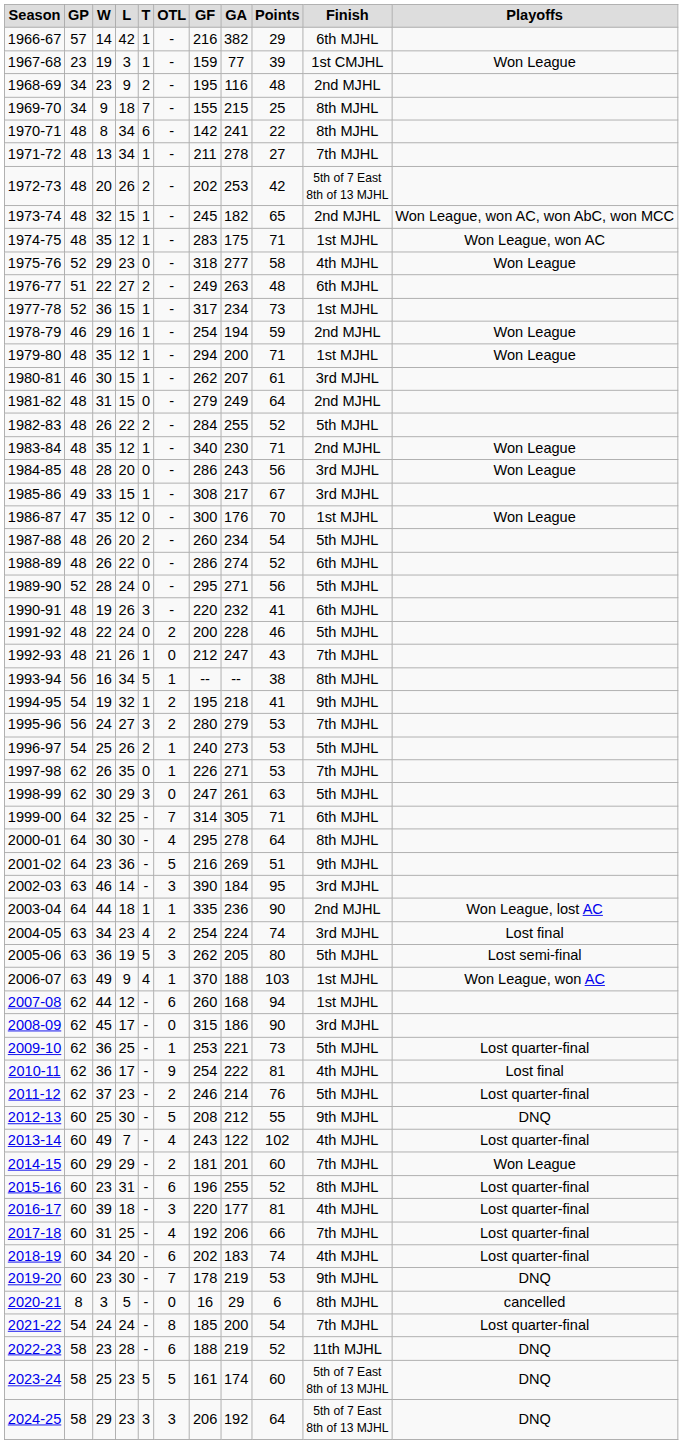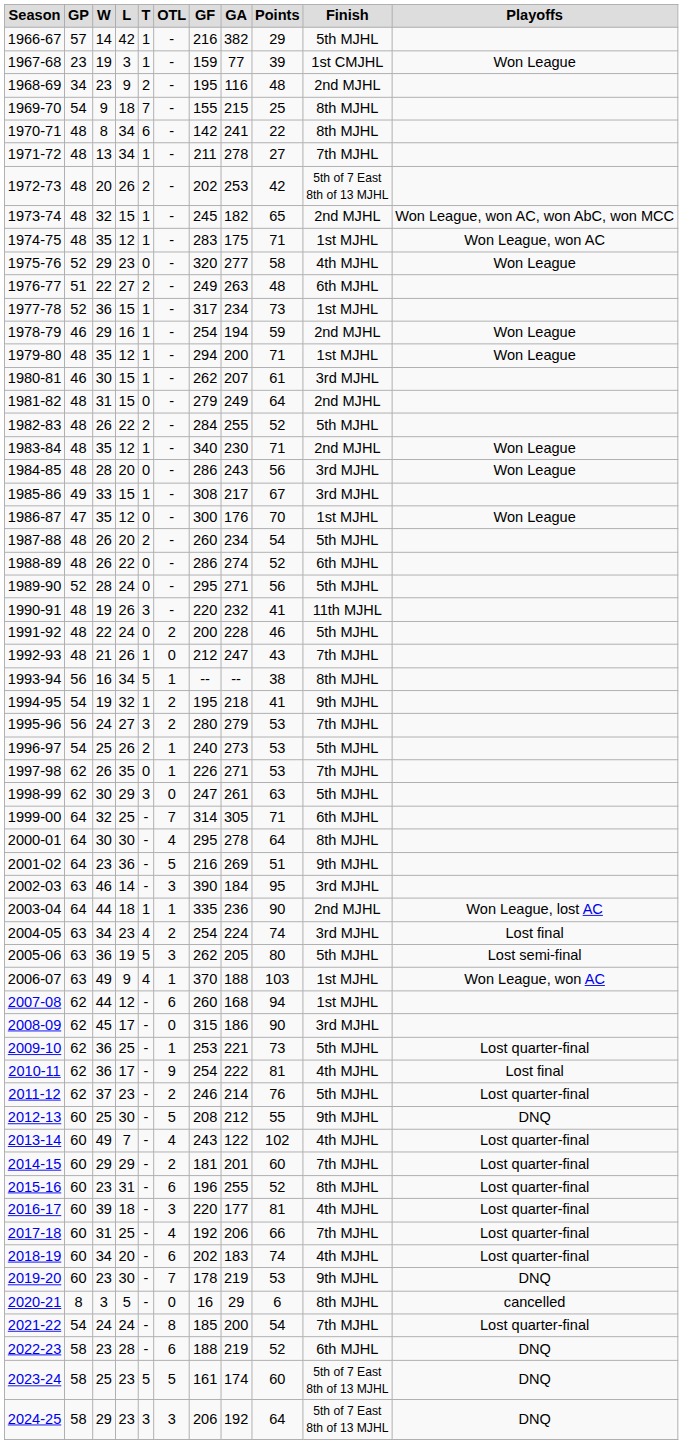(347, 39) 6th MJHL -> (347, 39) 5th MJHL
(78, 108) 34 -> (78, 108) 54
(205, 263) 318 -> (205, 263) 320
(347, 609) 6th MJHL -> (347, 609) 11th MJHL
(535, 1163) Won League -> (535, 1163) Lost quarter-final
(347, 1348) 11th MJHL -> (347, 1348) 6th MJHL
